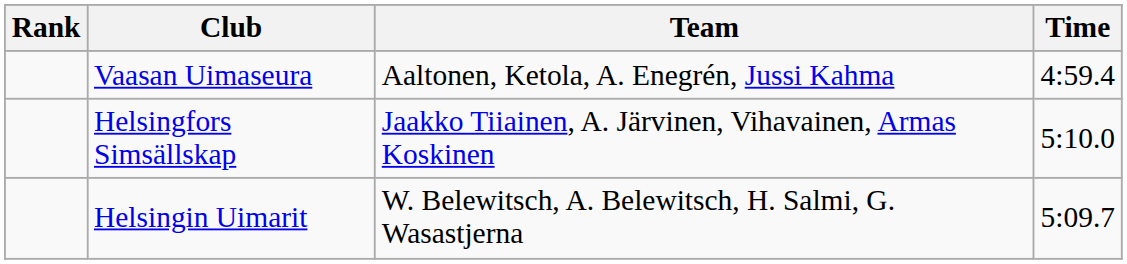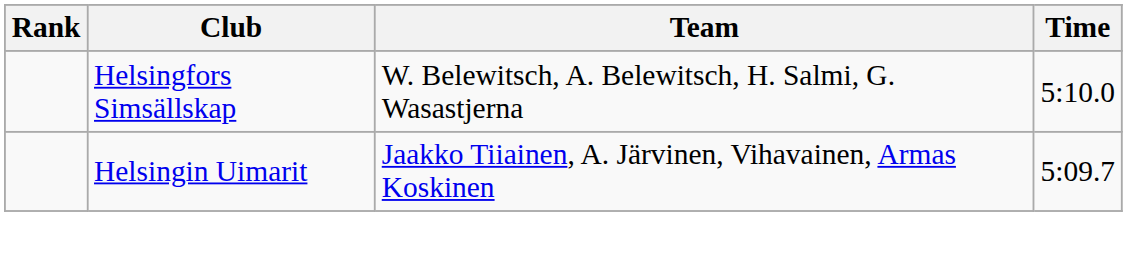- row: (203, 74)
(669, 137) Jaakko Tiiainen, A. Järvinen, Vihavainen, Armas Koskinen -> (638, 91) W. Belewitsch, A. Belewitsch, H. Salmi, G. Wasastjerna
(638, 217) W. Belewitsch, A. Belewitsch, H. Salmi, G. Wasastjerna -> (669, 170) Jaakko Tiiainen, A. Järvinen, Vihavainen, Armas Koskinen
